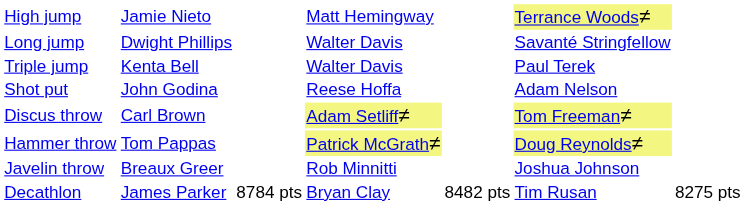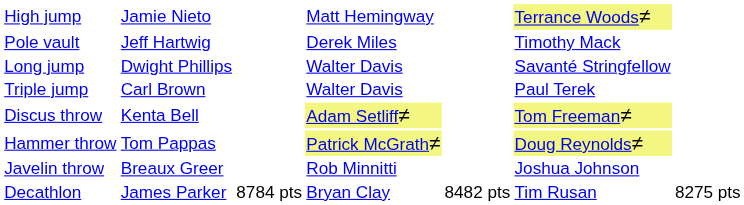+ row: (42, 42)
(160, 66) Kenta Bell -> (163, 89) Carl Brown
- row: (36, 89)
(163, 115) Carl Brown -> (160, 115) Kenta Bell
